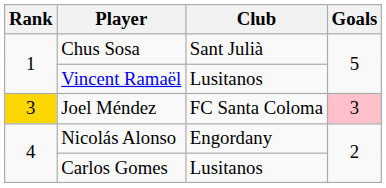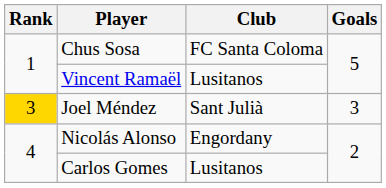(227, 49) Sant Julià -> (256, 49) FC Santa Coloma
(256, 108) FC Santa Coloma -> (227, 108) Sant Julià
(355, 108) pink background -> (355, 108) no background
